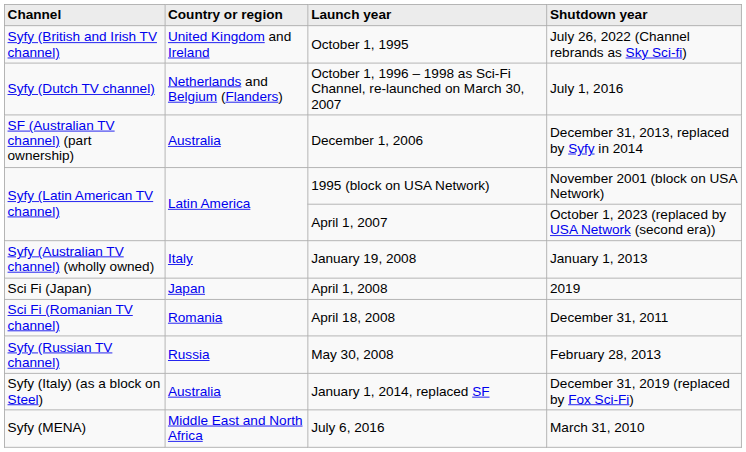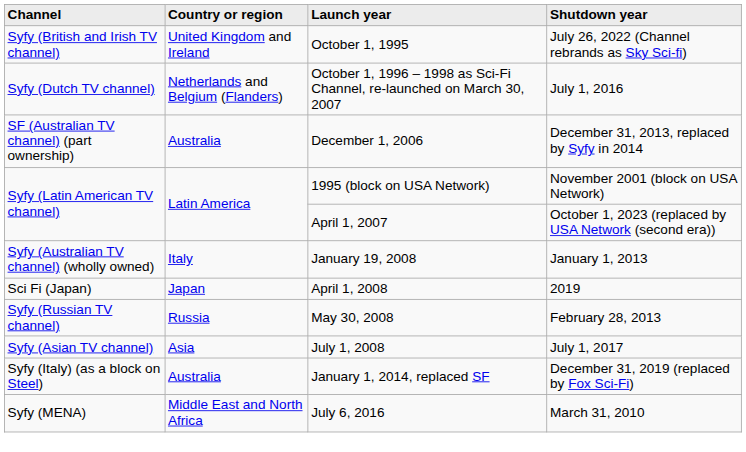- row: (353, 317)
+ row: (348, 347)
